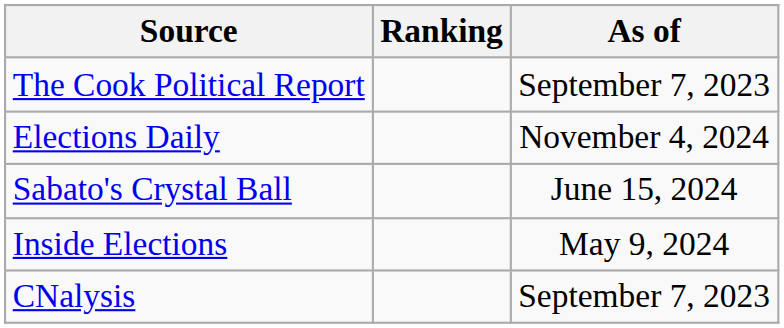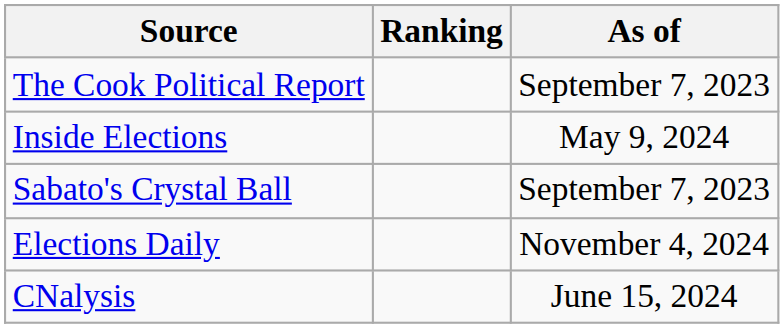rows swapped: (120, 243) <-> (116, 137)
(644, 190) June 15, 2024 -> (644, 190) September 7, 2023
(644, 296) September 7, 2023 -> (644, 296) June 15, 2024
